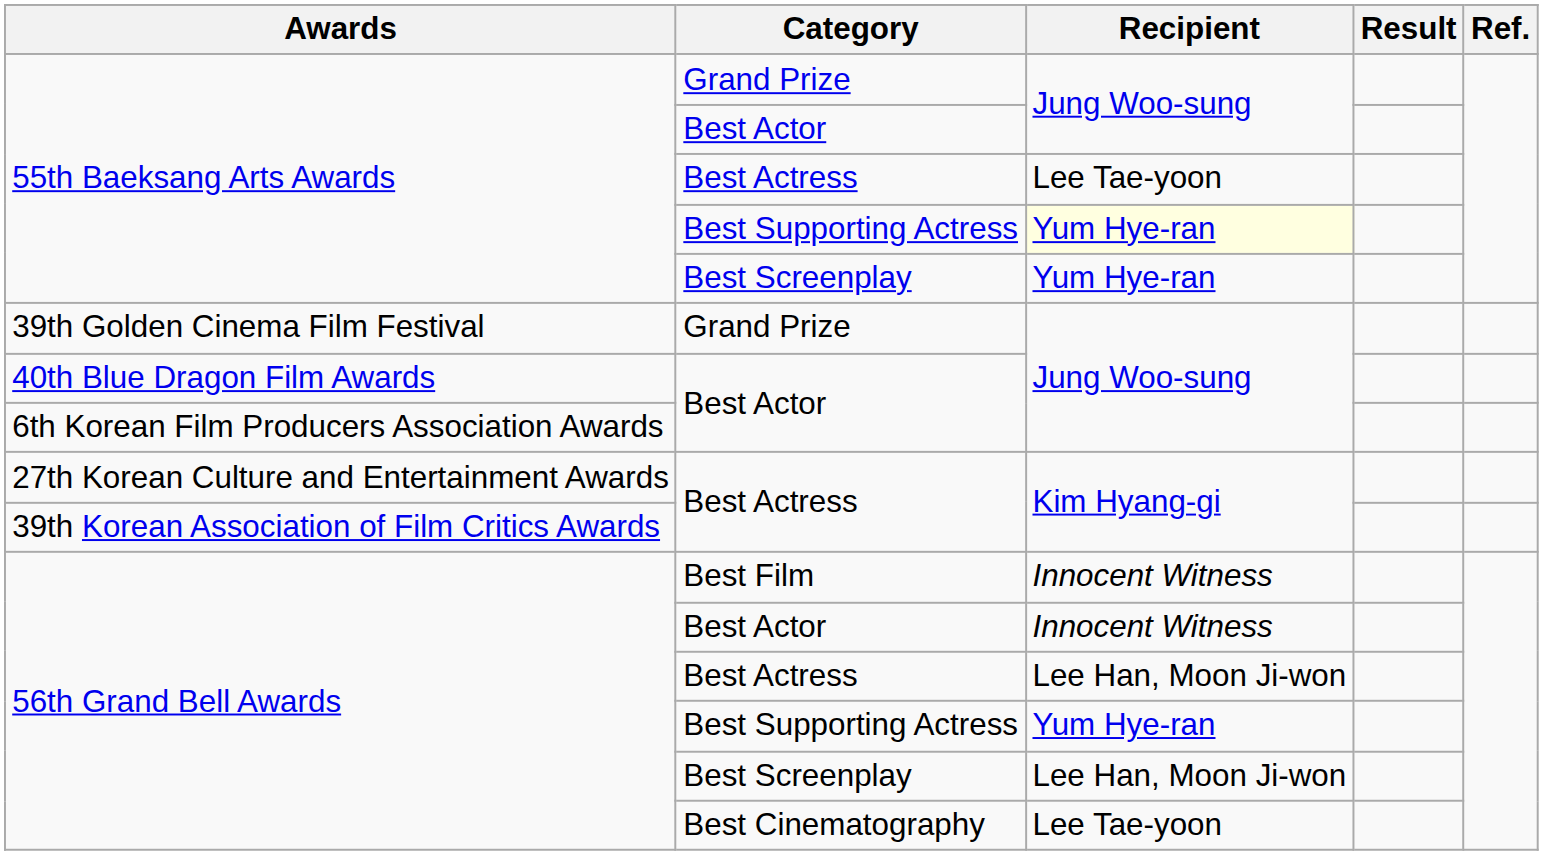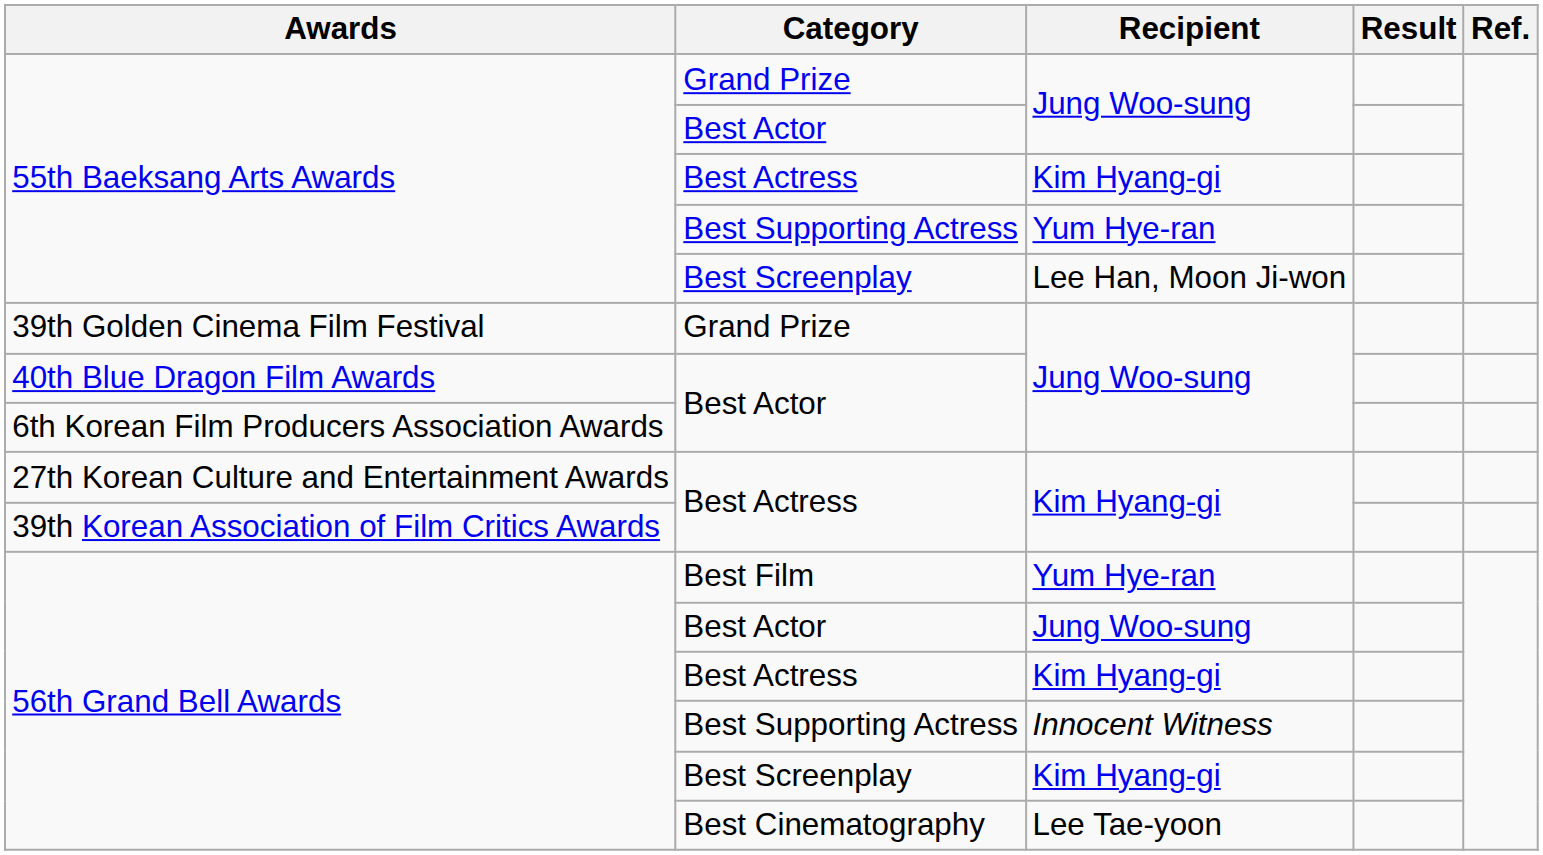(1127, 178) Lee Tae-yoon -> (1127, 178) Kim Hyang-gi
(1124, 228) lightyellow background -> (1124, 228) no background
(1124, 278) Yum Hye-ran -> (1189, 278) Lee Han, Moon Ji-won
(1153, 576) Innocent Witness -> (1124, 576) Yum Hye-ran
(1153, 626) Innocent Witness -> (1142, 626) Jung Woo-sung
(1189, 675) Lee Han, Moon Ji-won -> (1127, 675) Kim Hyang-gi
(1124, 725) Yum Hye-ran -> (1153, 725) Innocent Witness
(1189, 775) Lee Han, Moon Ji-won -> (1127, 775) Kim Hyang-gi
